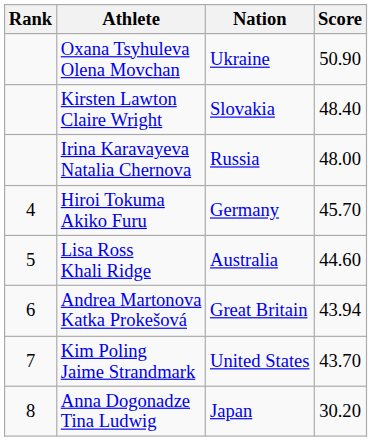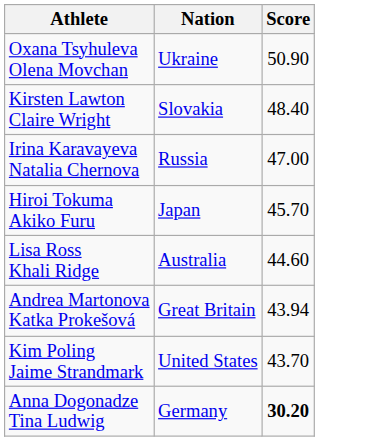- column: (31, 19)
(340, 159) 48.00 -> (288, 159) 47.00
(245, 210) Germany -> (179, 210) Japan
(231, 411) Japan -> (193, 411) Germany
(340, 411) normal -> (288, 411) bold
